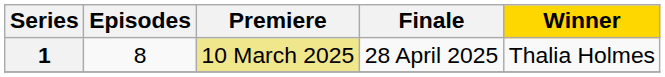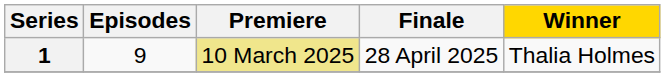(140, 54) 8 -> (140, 54) 9
